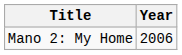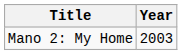(156, 39) 2006 -> (156, 39) 2003
